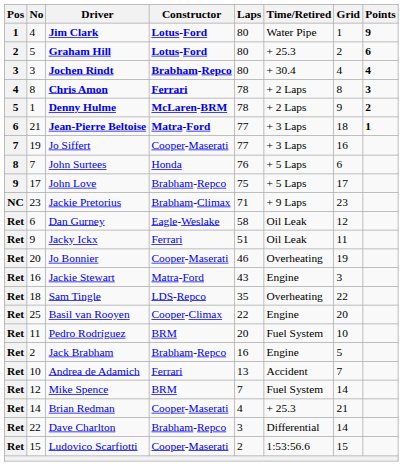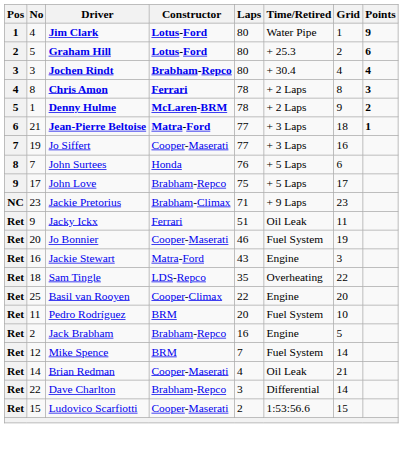- row: (77, 220)
(295, 258) Overheating -> (295, 239) Fuel System
- row: (94, 371)
(281, 408) + 25.3 -> (287, 371) Oil Leak
